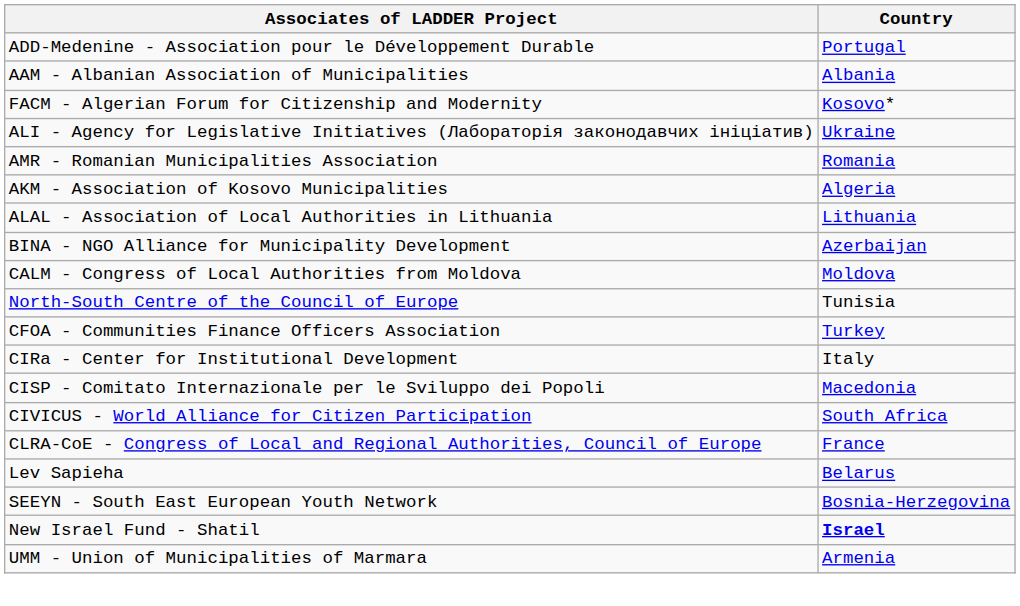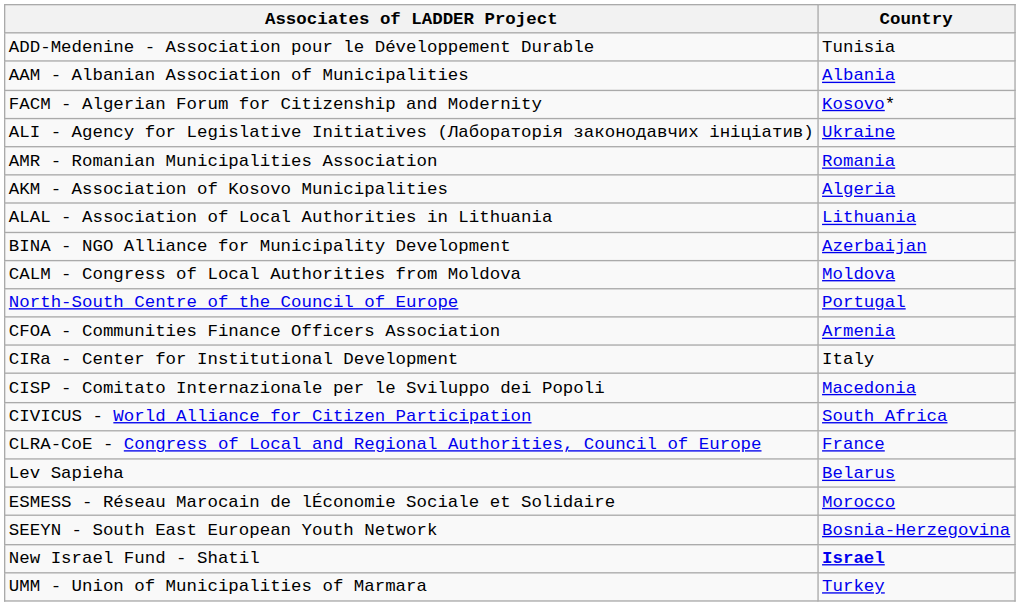(864, 47) Portugal -> (859, 47) Tunisia
(859, 303) Tunisia -> (864, 303) Portugal
(853, 331) Turkey -> (859, 331) Armenia
+ row: (312, 502)
(859, 558) Armenia -> (853, 587) Turkey
